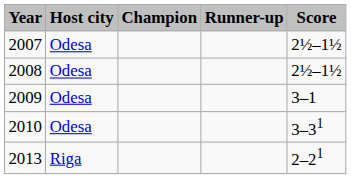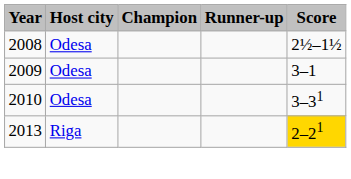- row: (25, 44)
(307, 157) no background -> (307, 131) gold background
